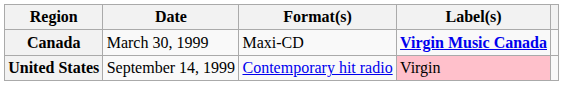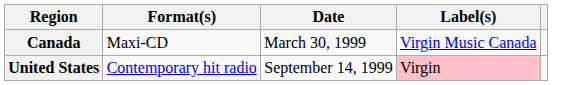columns swapped: (171, 17) <-> (318, 17)
(474, 42) bold -> (468, 42) normal
